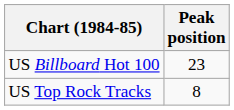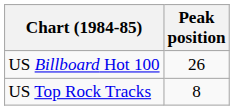(196, 64) 23 -> (196, 64) 26
